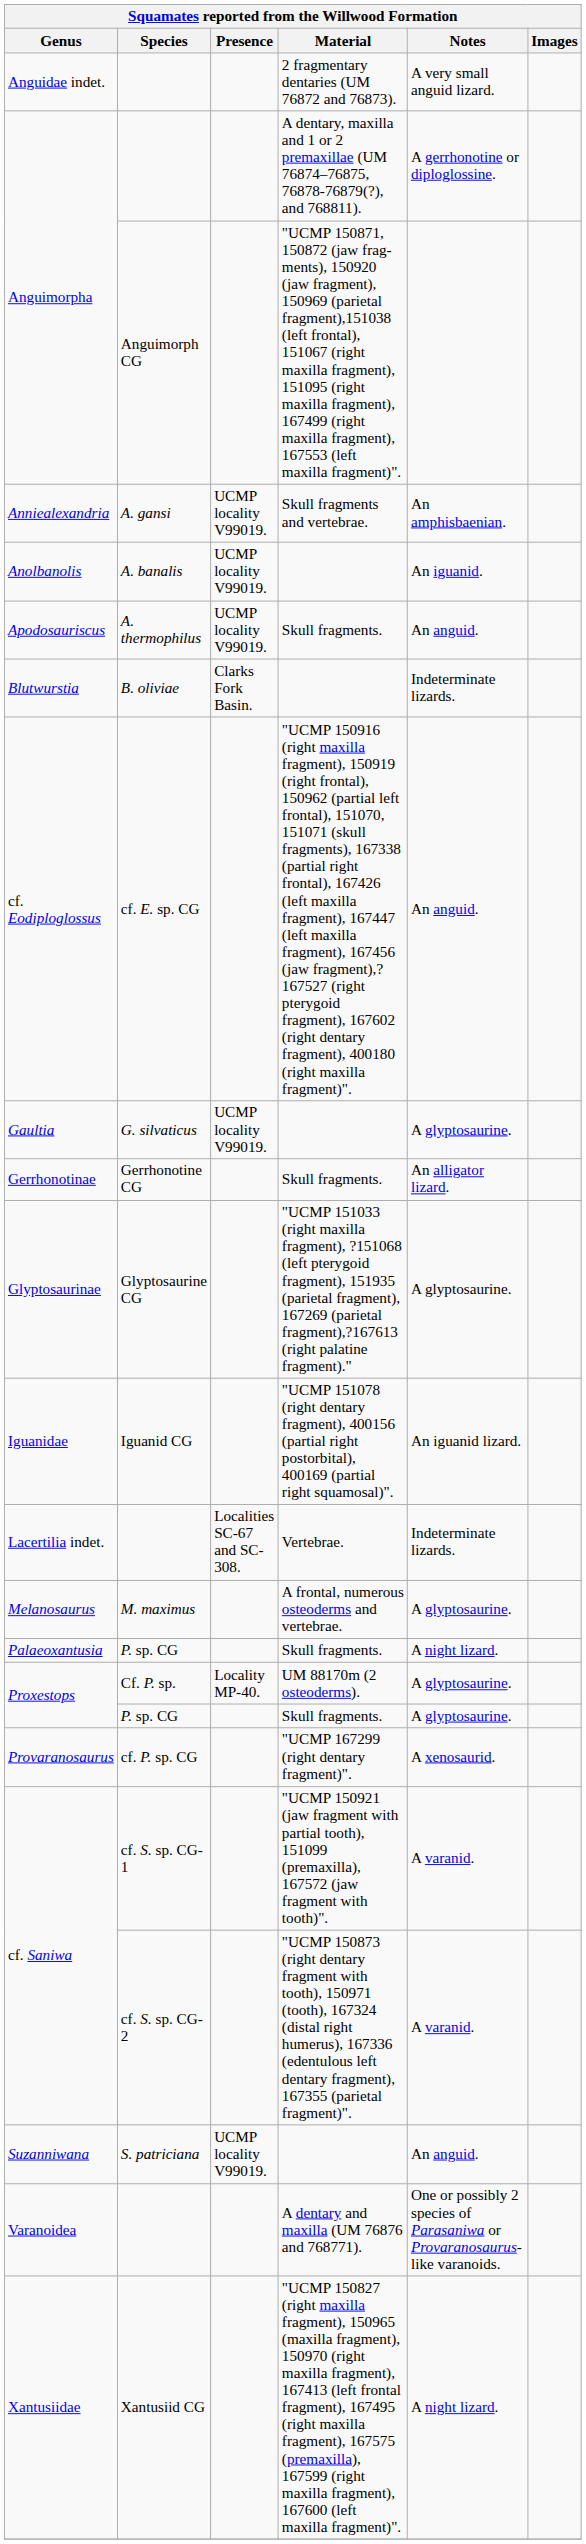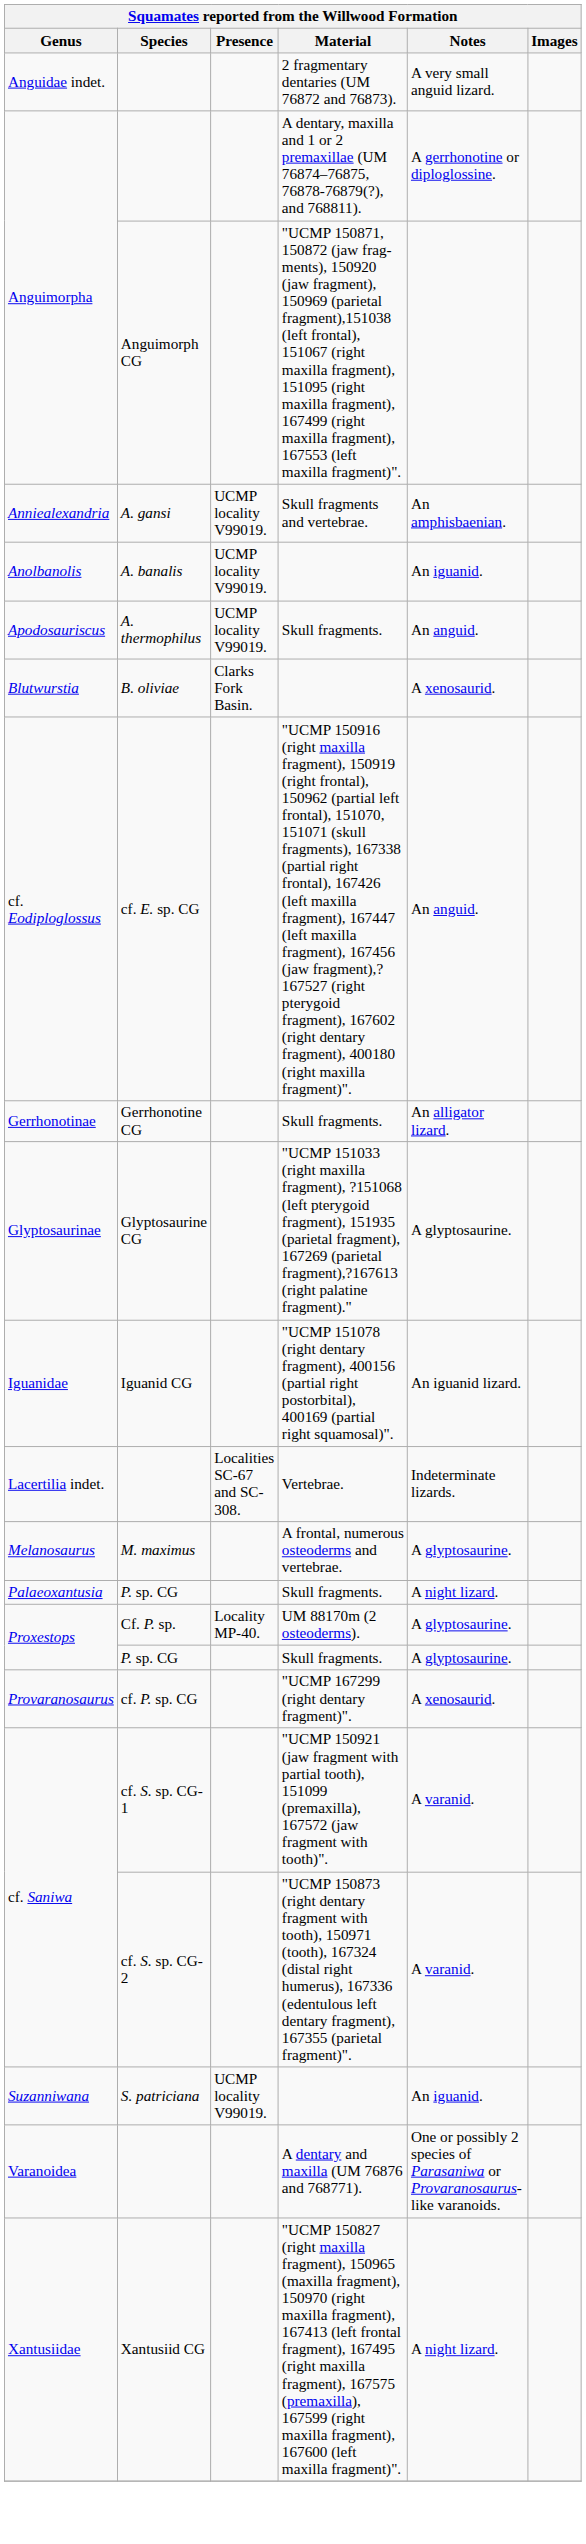(453, 688) Indeterminate lizards. -> (453, 688) A xenosaurid.
- row: (31, 1129)
(445, 2154) An anguid. -> (447, 2095) An iguanid.
